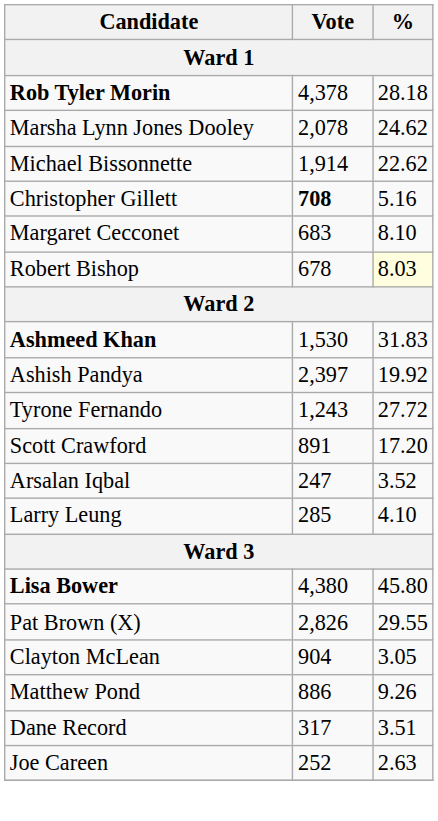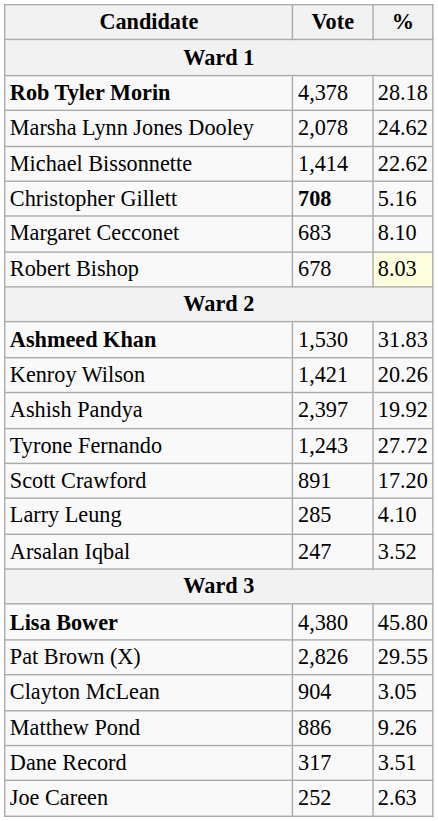(323, 163) 1,914 -> (323, 163) 1,414
+ row: (77, 374)
rows swapped: (66, 515) <-> (70, 480)
